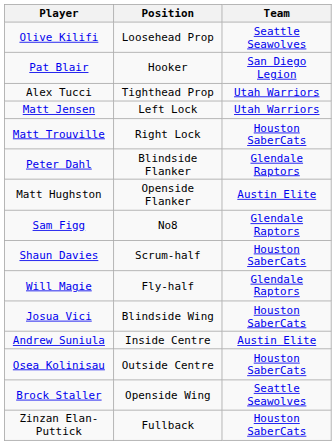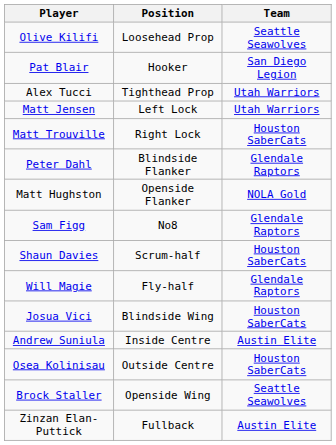(277, 195) Austin Elite -> (277, 195) NOLA Gold
(277, 425) Houston SaberCats -> (277, 425) Austin Elite
